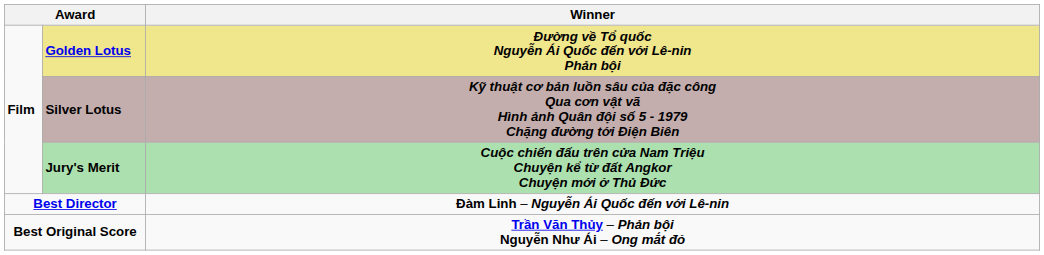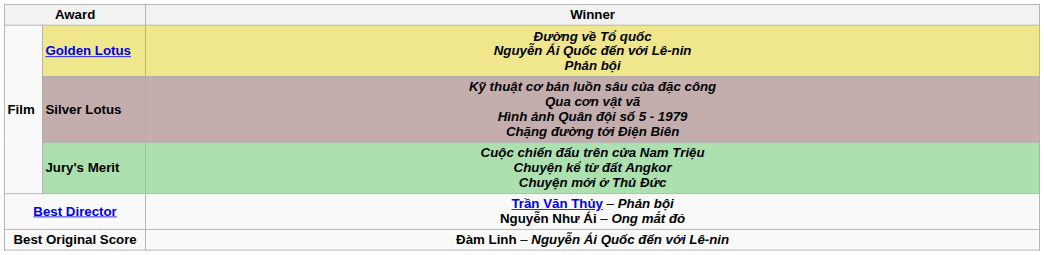(593, 203) Đàm Linh – Nguyễn Ái Quốc đến với Lê-nin -> (593, 211) Trần Văn Thủy – Phản bội Nguyễn Như Ái – Ong mắt đỏ
(593, 232) Trần Văn Thủy – Phản bội Nguyễn Như Ái – Ong mắt đỏ -> (593, 239) Đàm Linh – Nguyễn Ái Quốc đến với Lê-nin
